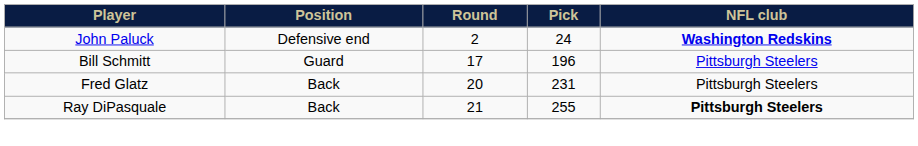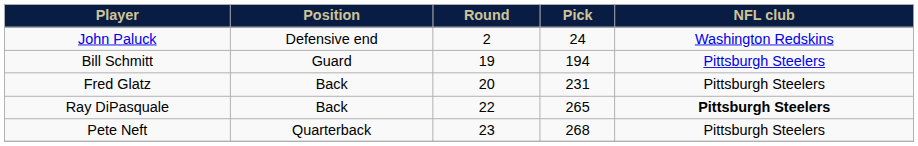(757, 38) bold -> (764, 38) normal
(475, 61) 17 -> (487, 61) 19
(564, 61) 196 -> (578, 61) 194
(475, 107) 21 -> (487, 107) 22
(564, 107) 255 -> (578, 107) 265
+ row: (117, 130)
